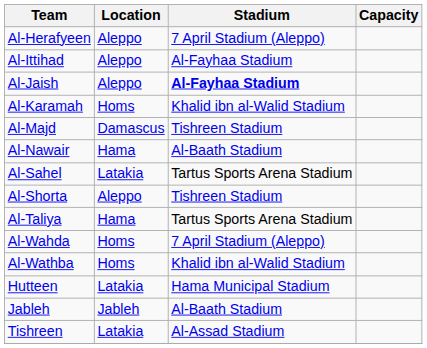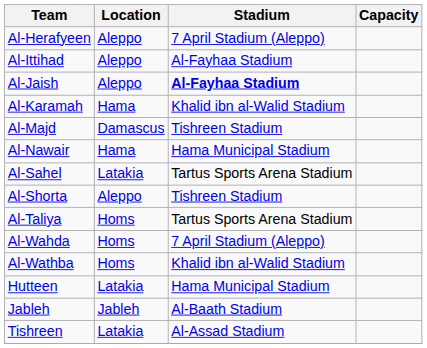(116, 106) Homs -> (116, 106) Hama
(227, 151) Al-Baath Stadium -> (250, 151) Hama Municipal Stadium
(116, 219) Hama -> (116, 219) Homs
